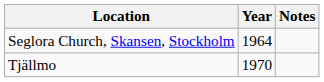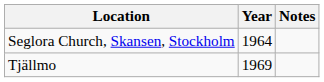(257, 64) 1970 -> (257, 64) 1969
